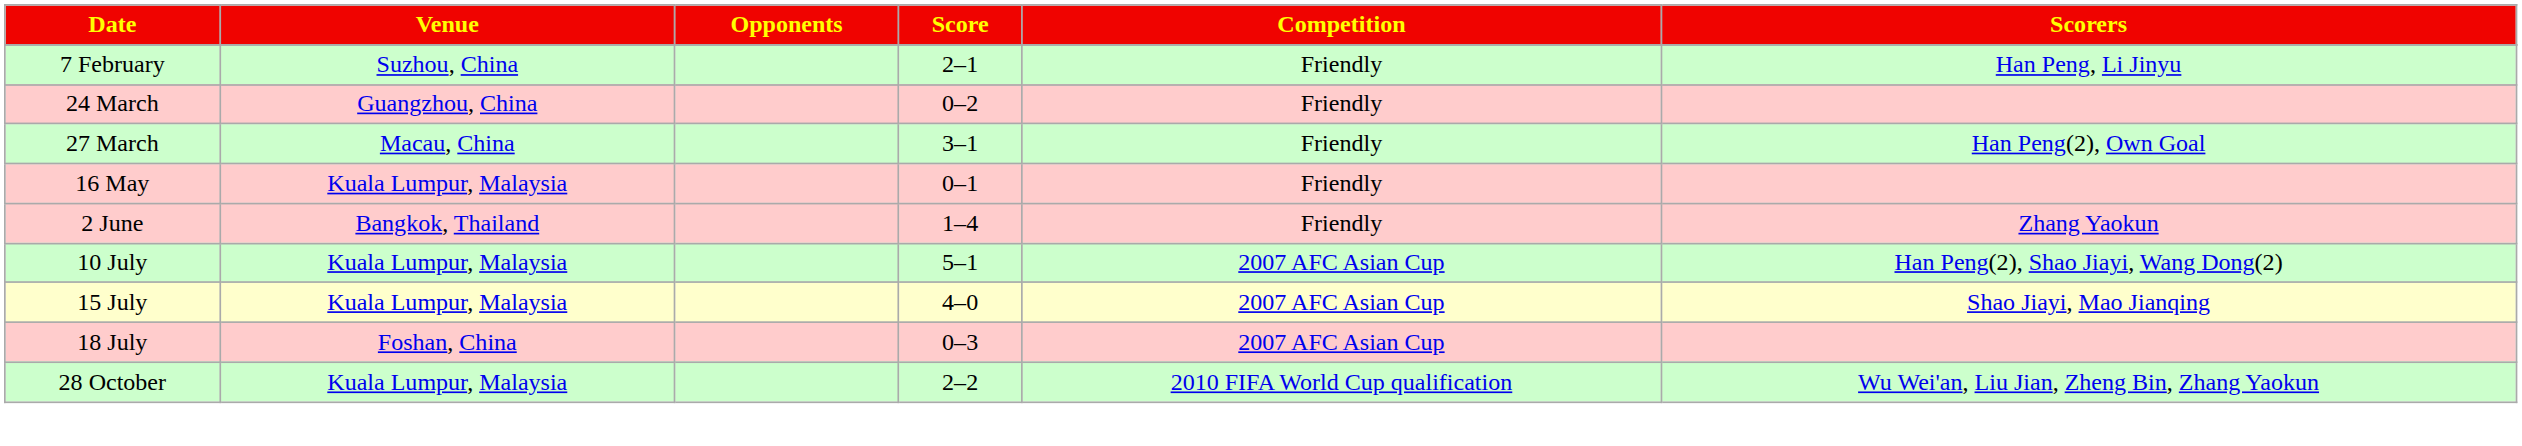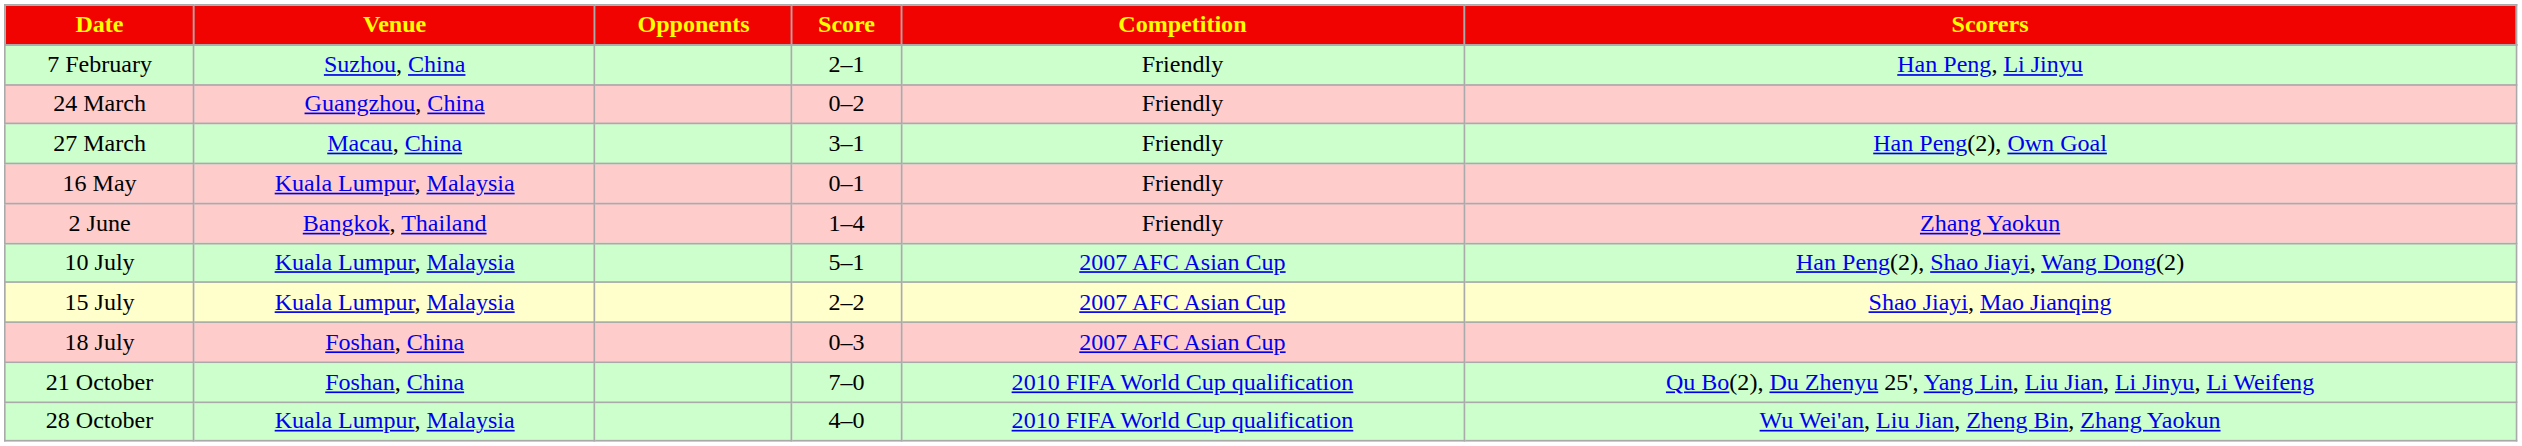(960, 302) 4–0 -> (846, 302) 2–2
+ row: (100, 381)
(960, 381) 2–2 -> (846, 421) 4–0
